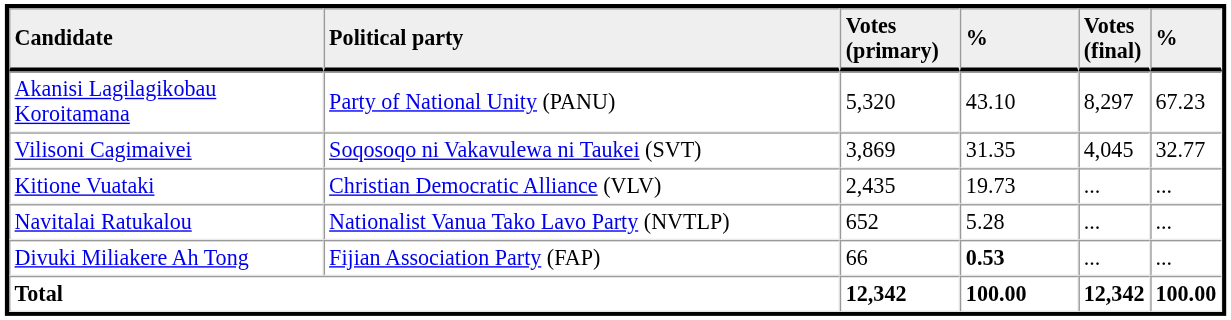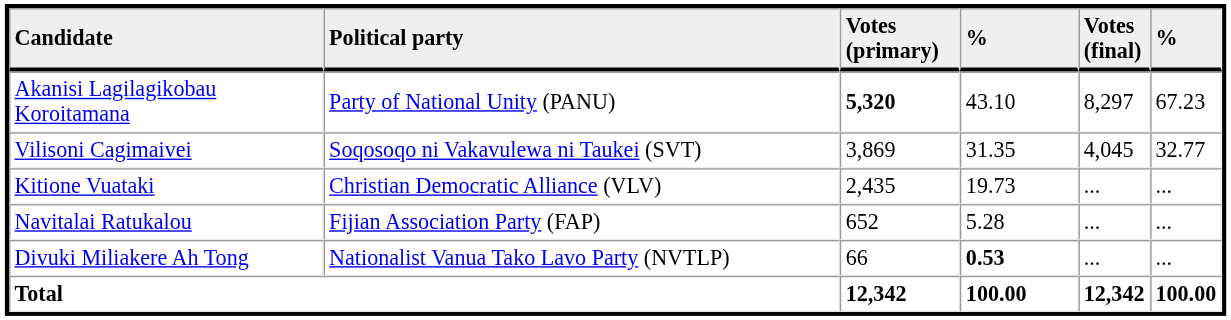(871, 101) normal -> (871, 101) bold
(529, 221) Nationalist Vanua Tako Lavo Party (NVTLP) -> (465, 221) Fijian Association Party (FAP)
(465, 257) Fijian Association Party (FAP) -> (529, 257) Nationalist Vanua Tako Lavo Party (NVTLP)
